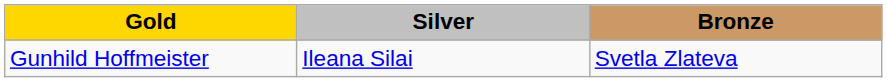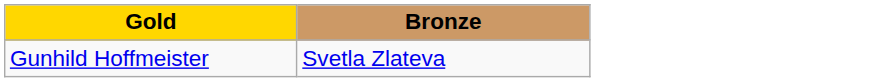- column: (443, 22)
